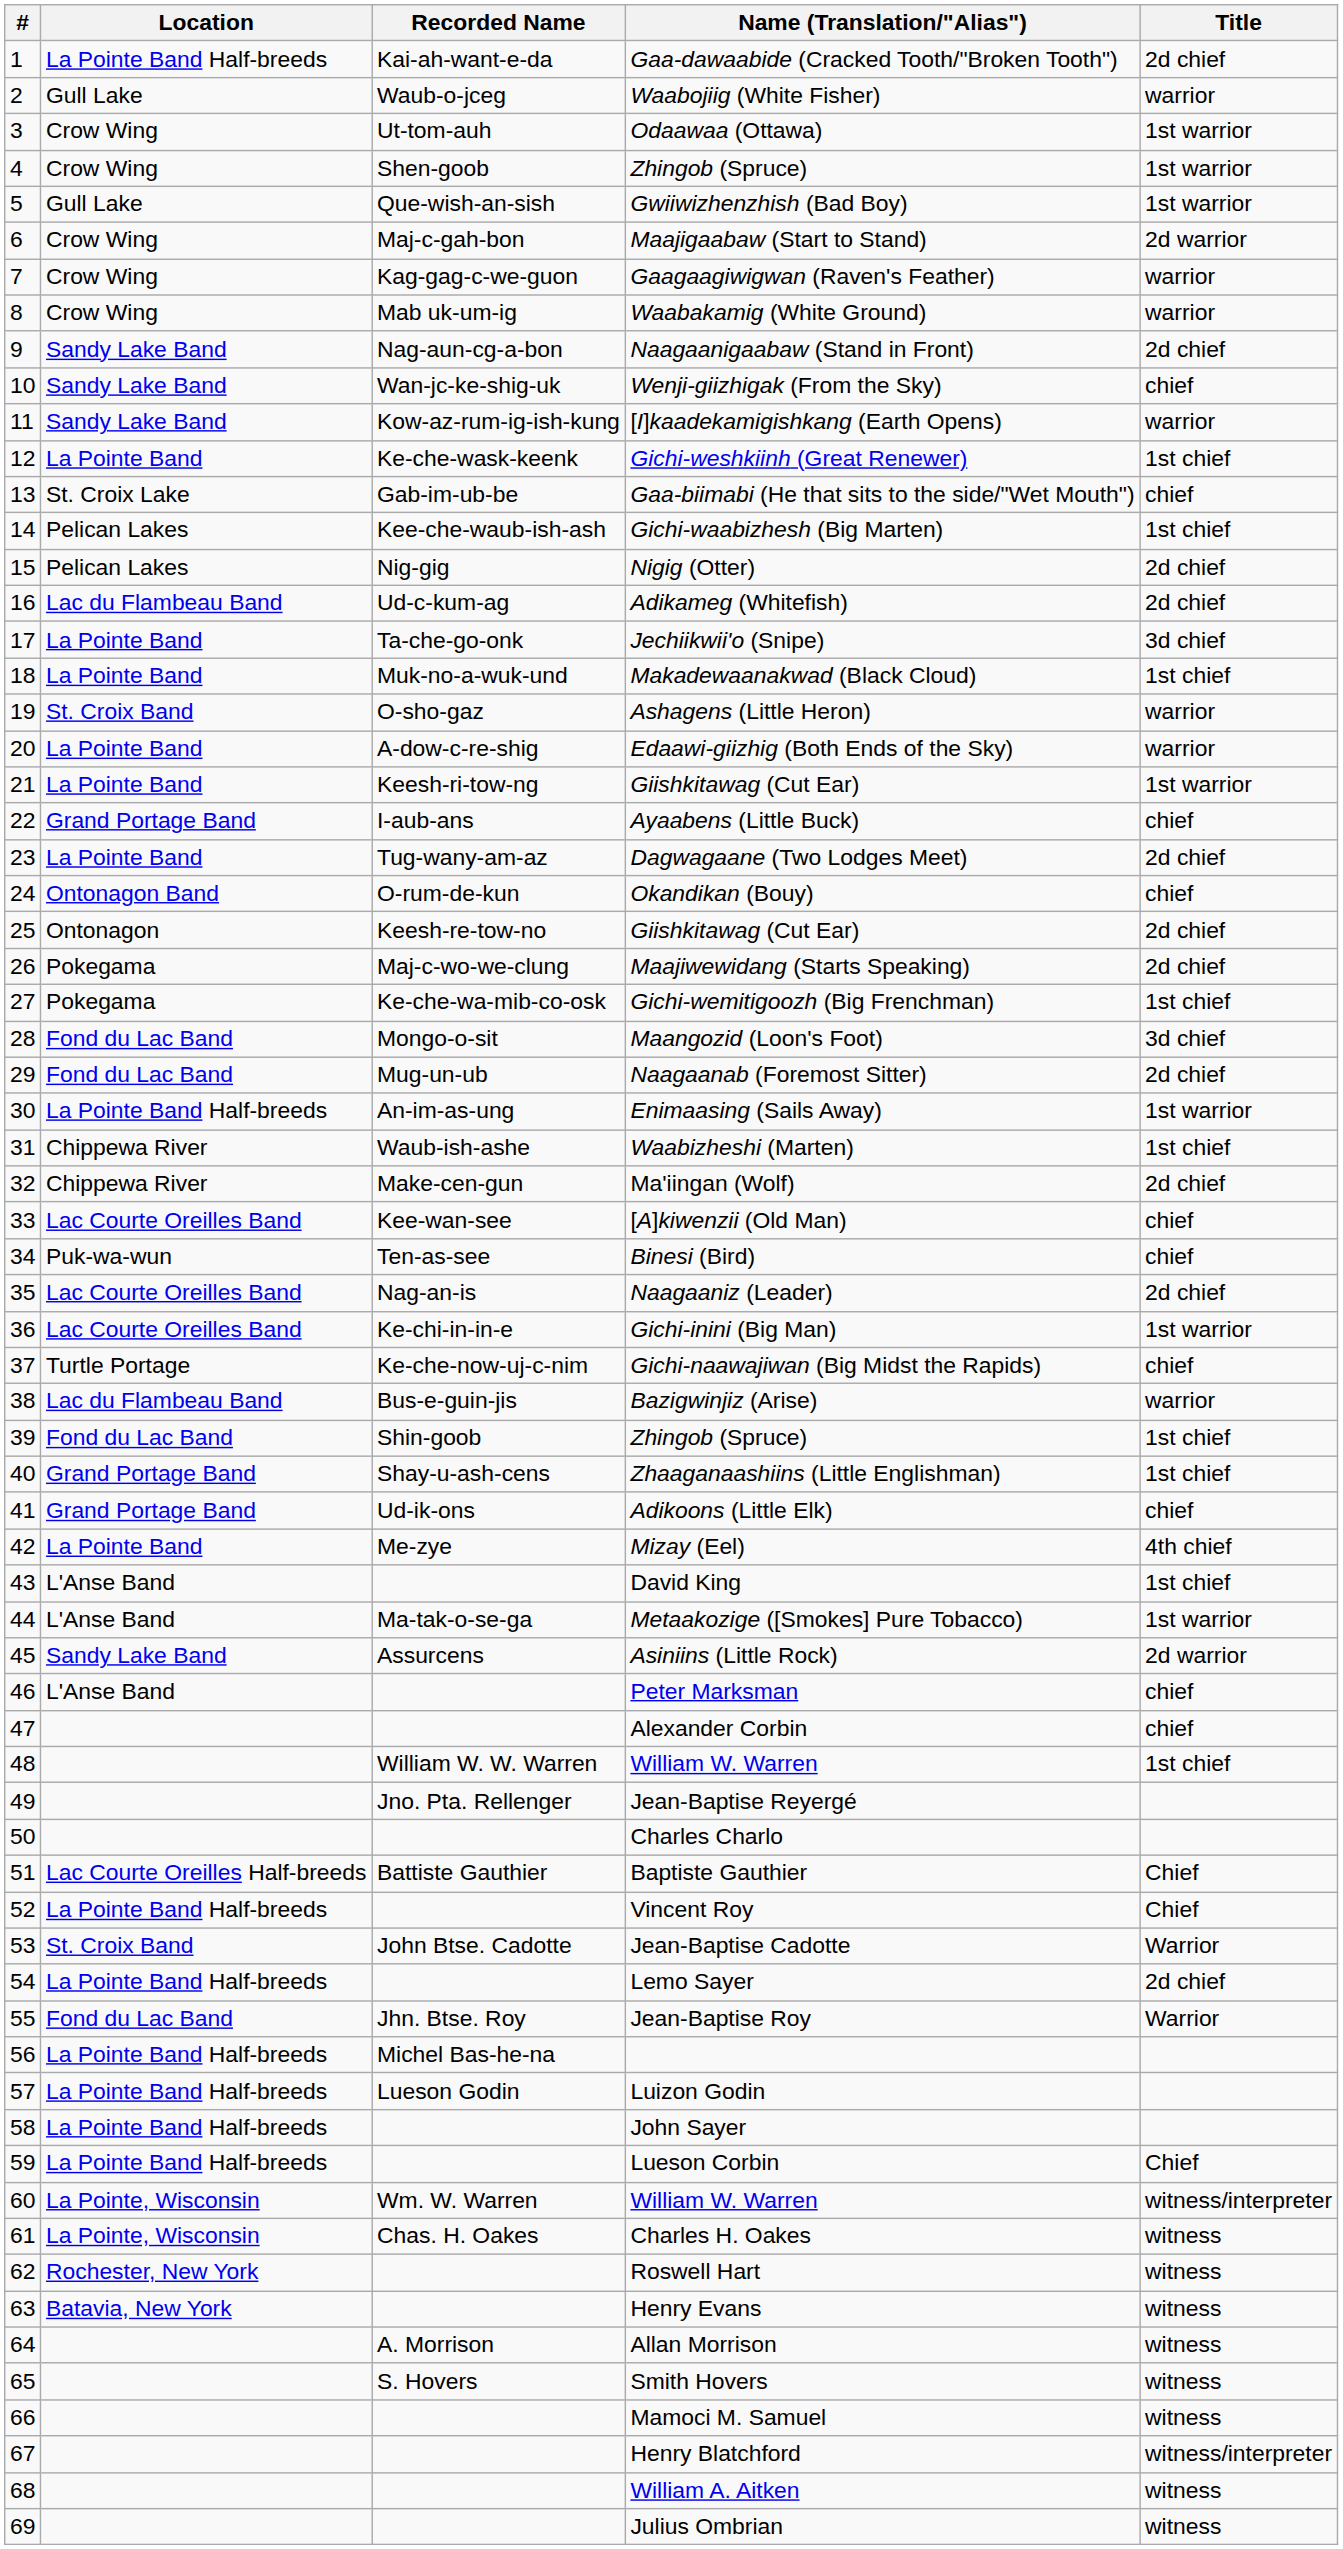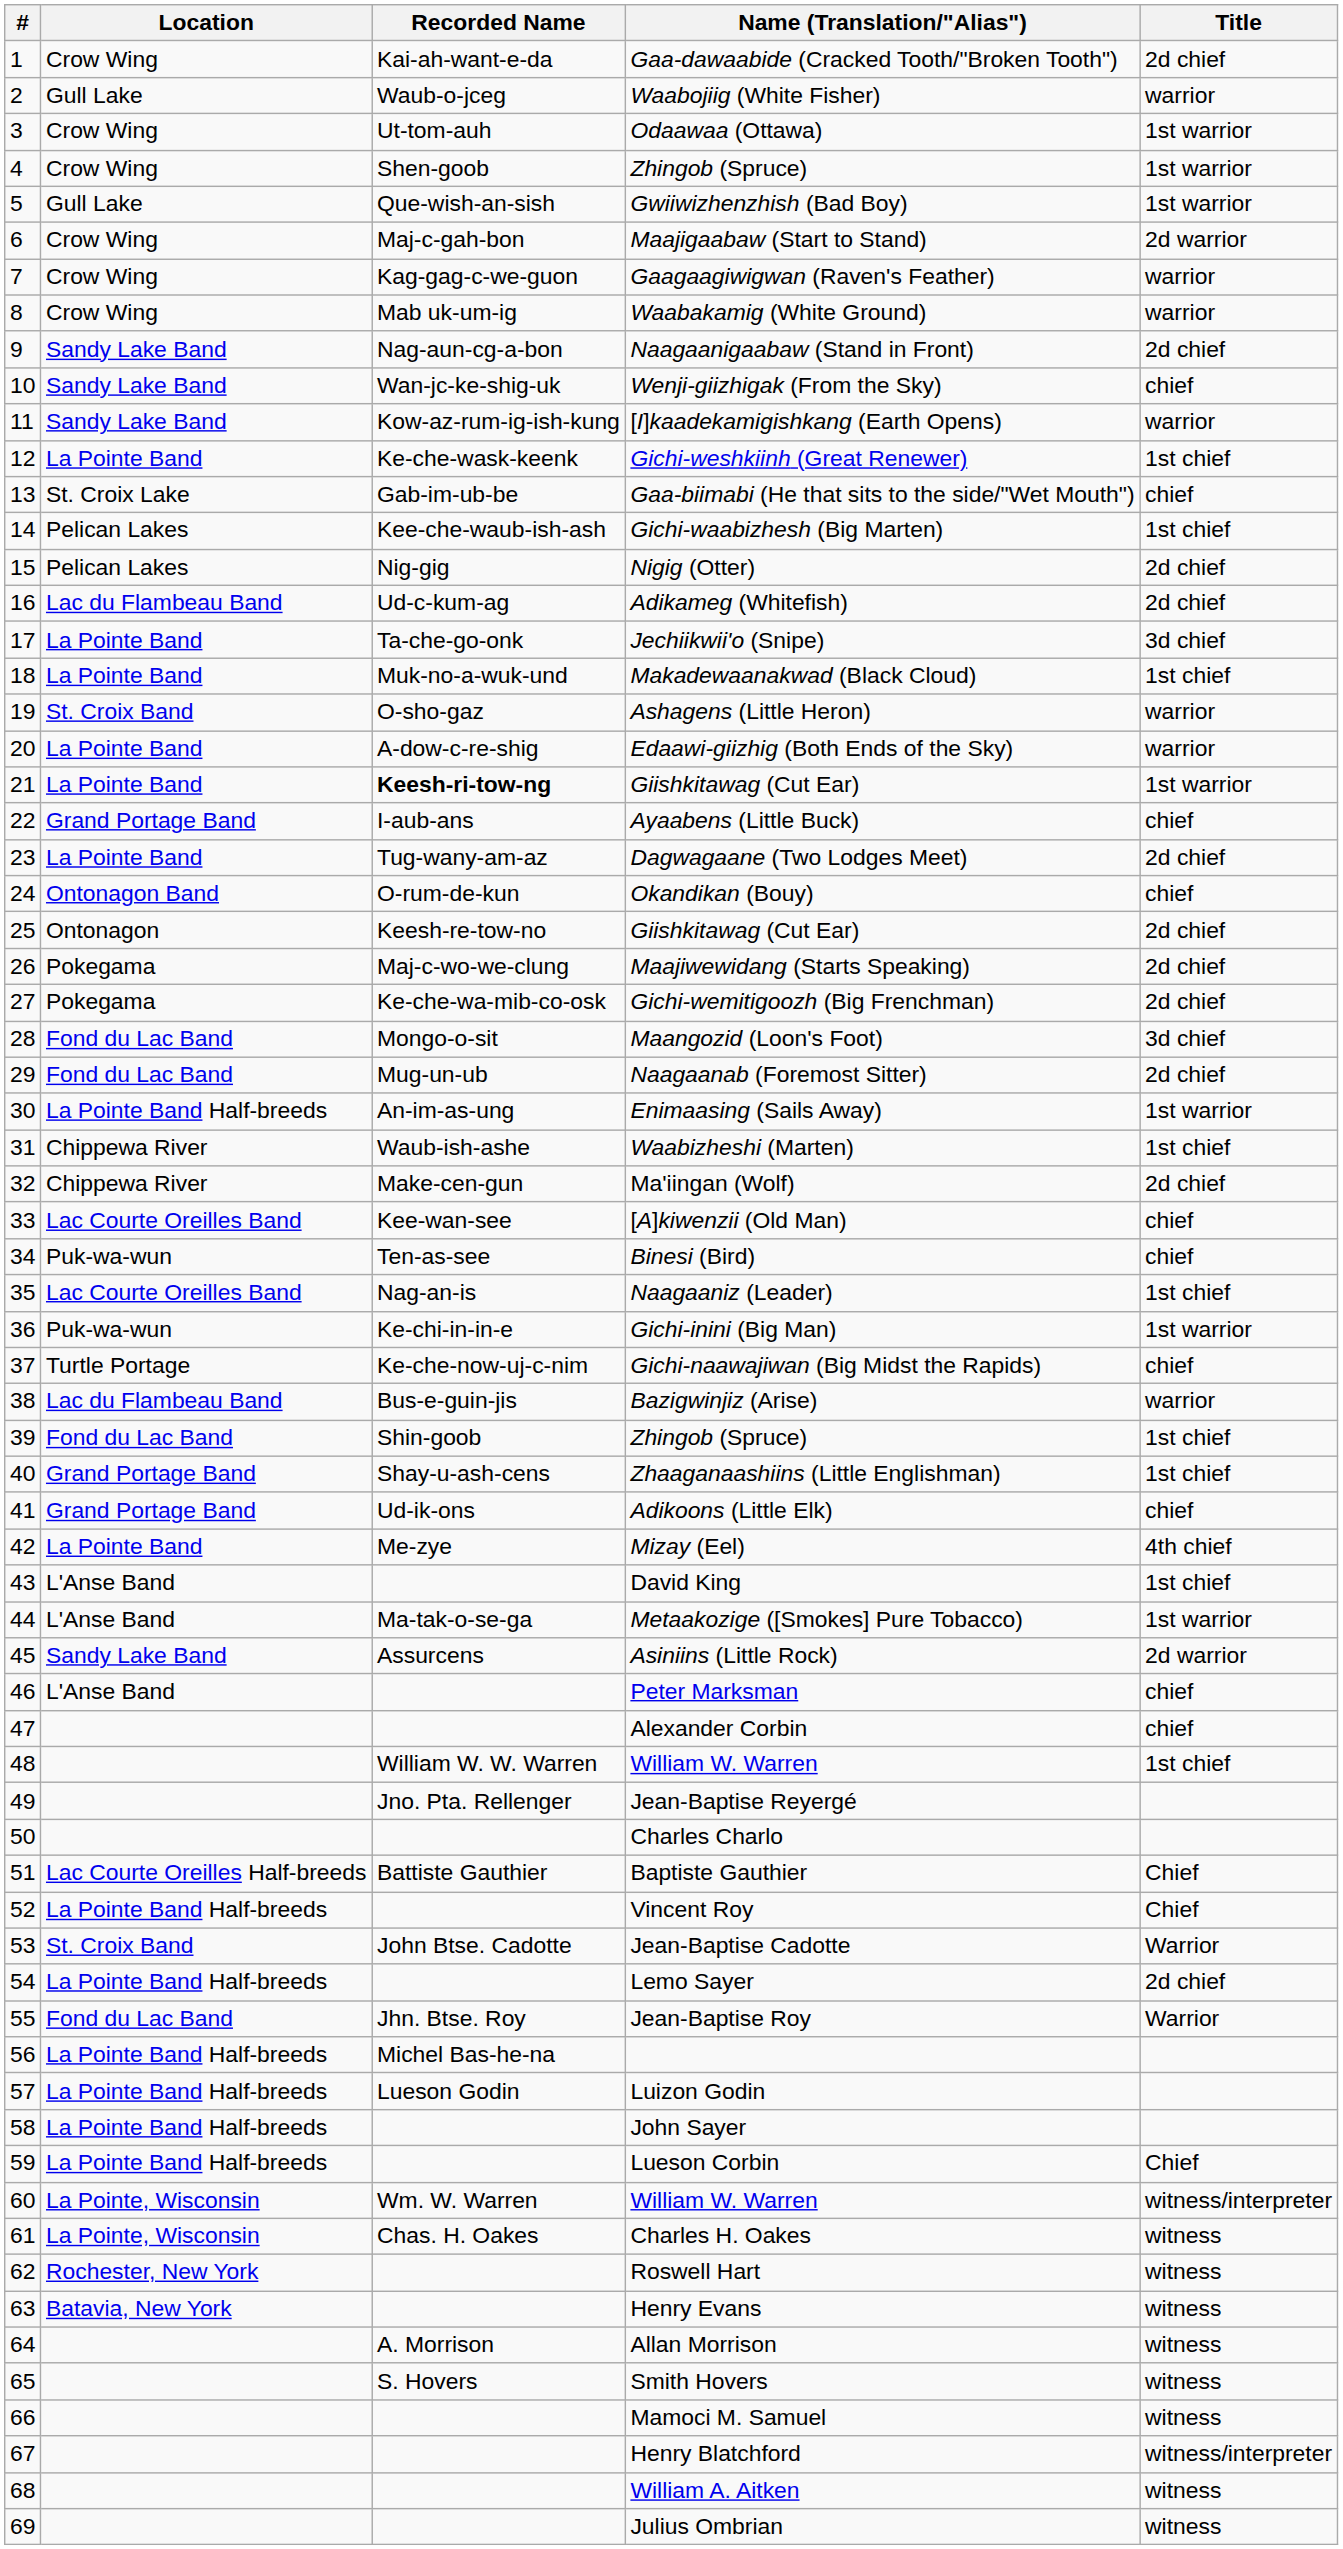(187, 58) La Pointe Band Half-breeds -> (102, 58) Crow Wing
(458, 784) normal -> (464, 784) bold
(1188, 1002) 1st chief -> (1185, 1002) 2d chief
(1185, 1292) 2d chief -> (1188, 1292) 1st chief
(174, 1328) Lac Courte Oreilles Band -> (109, 1328) Puk-wa-wun
